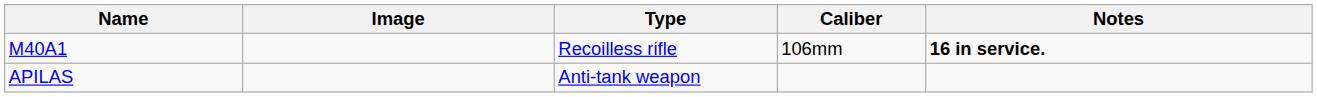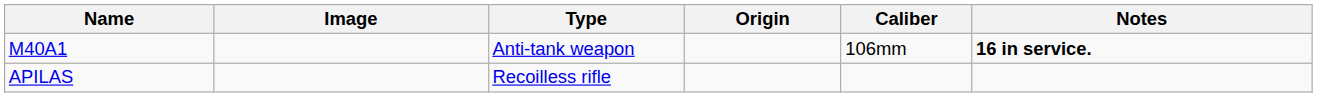+ column: (763, 19)
(618, 48) Recoilless rifle -> (564, 48) Anti-tank weapon
(629, 77) Anti-tank weapon -> (552, 77) Recoilless rifle
